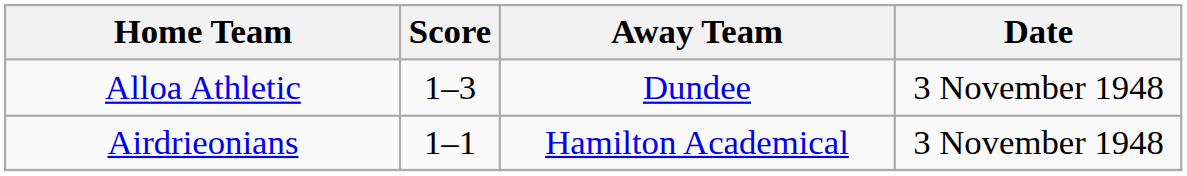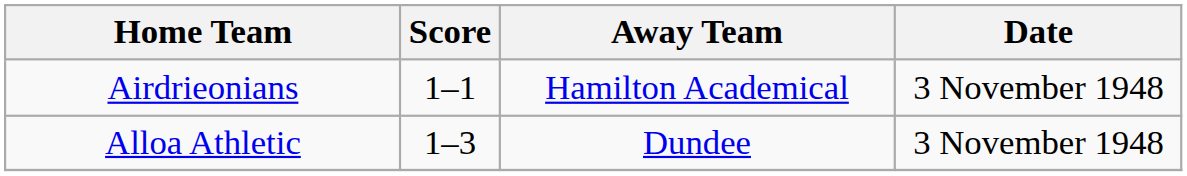rows swapped: (203, 142) <-> (203, 87)
